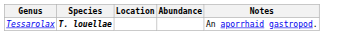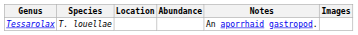+ column: (336, 11)
(85, 24) bold -> (85, 24) normal
